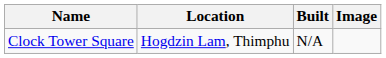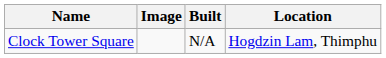columns swapped: (215, 16) <-> (357, 16)
